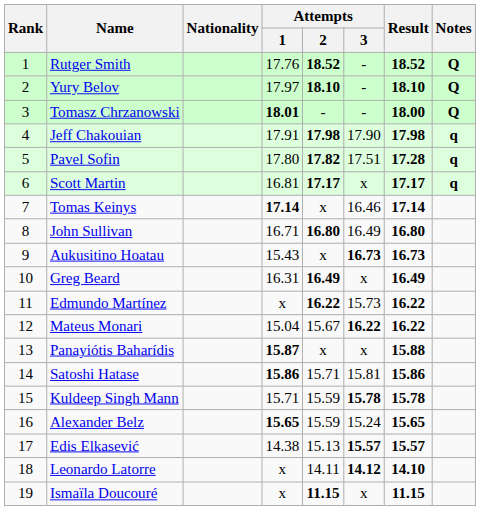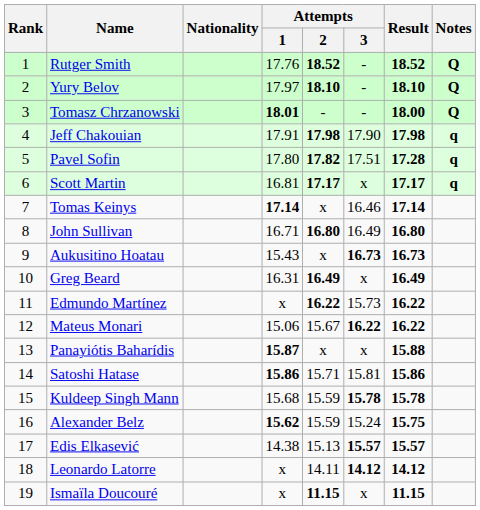(282, 326) 15.04 -> (282, 326) 15.06
(282, 398) 15.71 -> (282, 398) 15.68
(282, 421) 15.65 -> (282, 421) 15.62
(408, 421) 15.65 -> (408, 421) 15.75
(408, 469) 14.10 -> (408, 469) 14.12
